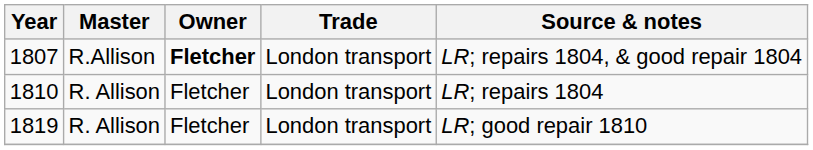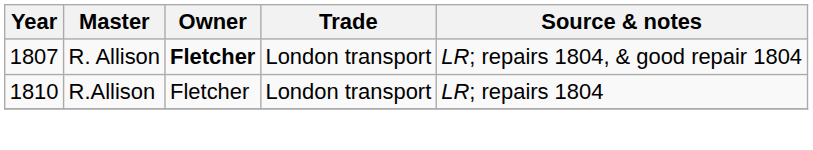(112, 56) R.Allison -> (114, 56) R. Allison
(114, 91) R. Allison -> (112, 91) R.Allison
- row: (34, 126)
